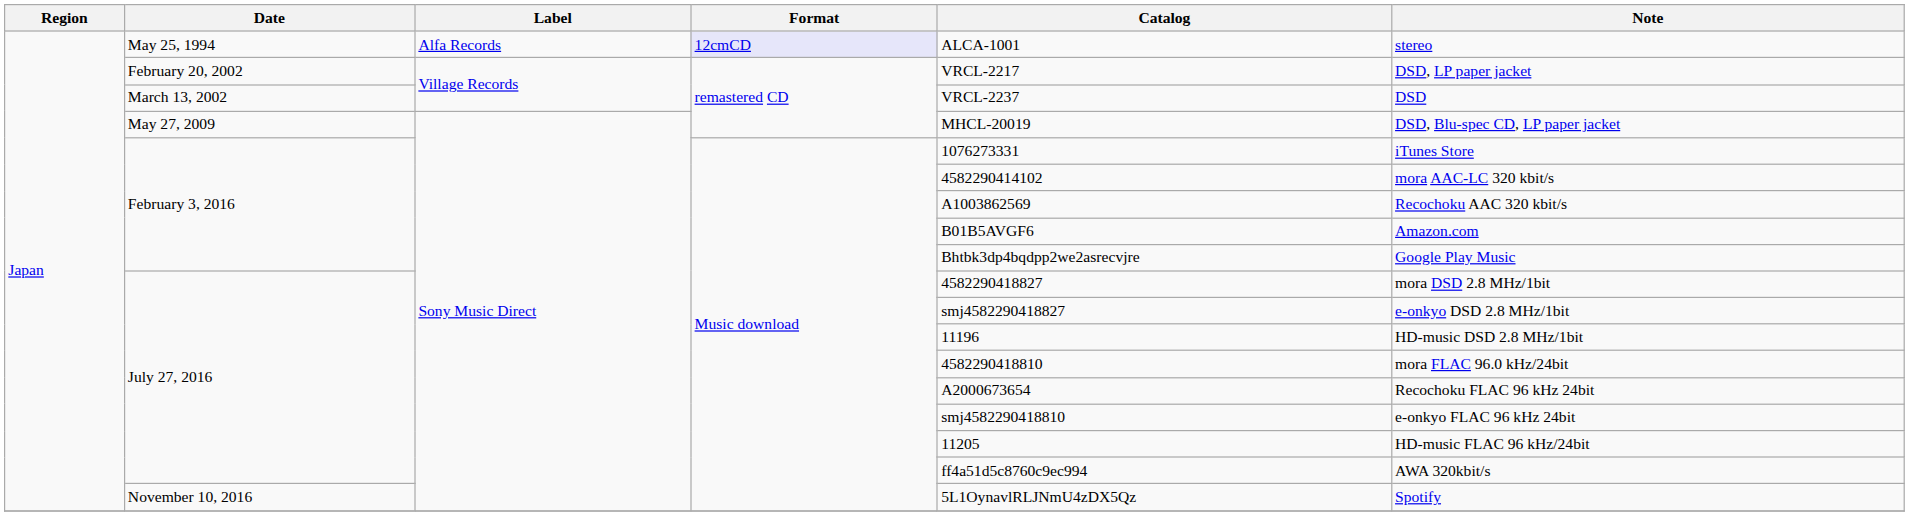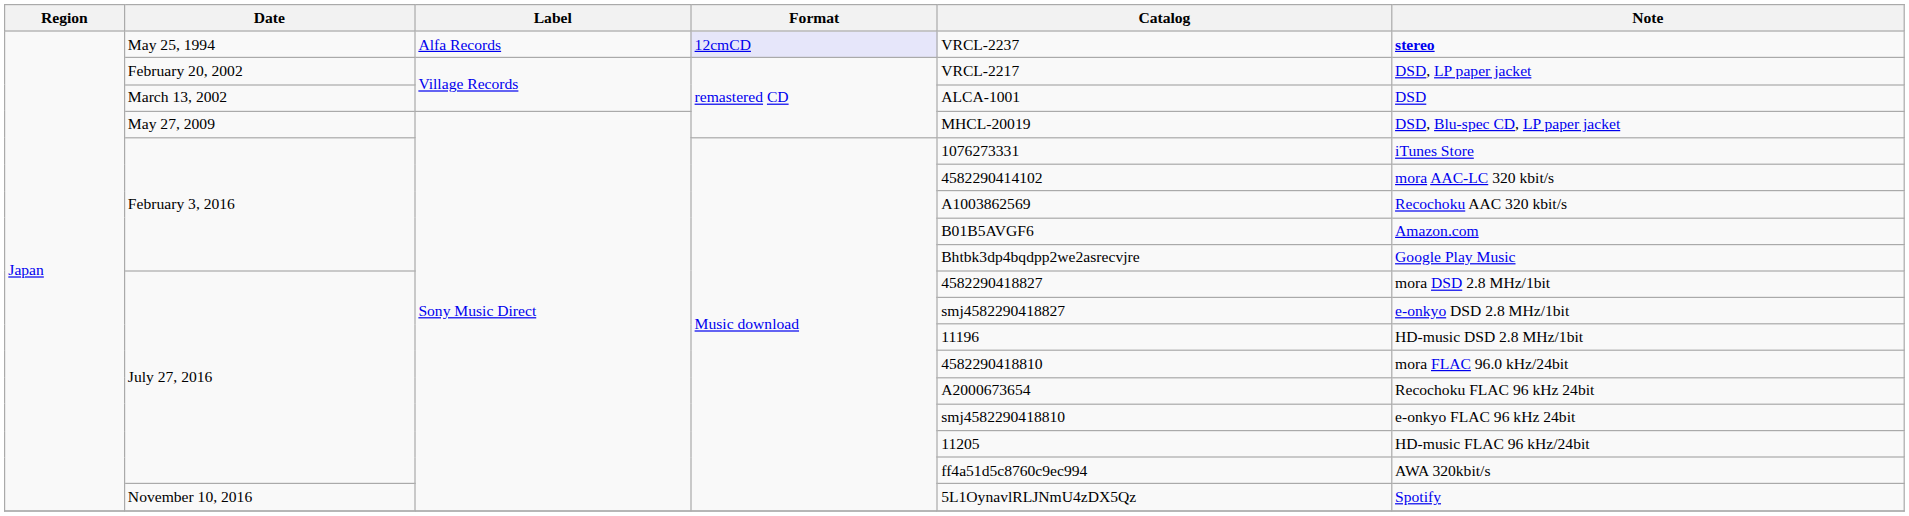(981, 44) ALCA-1001 -> (980, 44) VRCL-2237
(1414, 44) normal -> (1415, 44) bold
(980, 97) VRCL-2237 -> (981, 97) ALCA-1001
